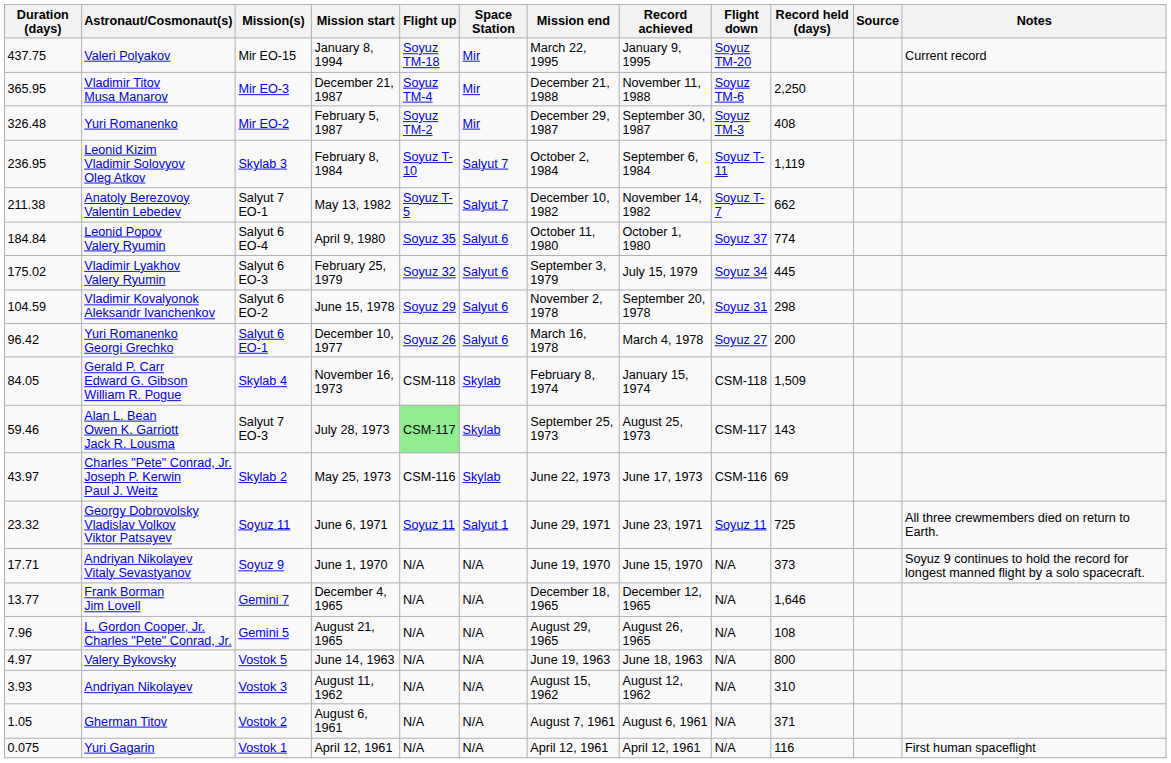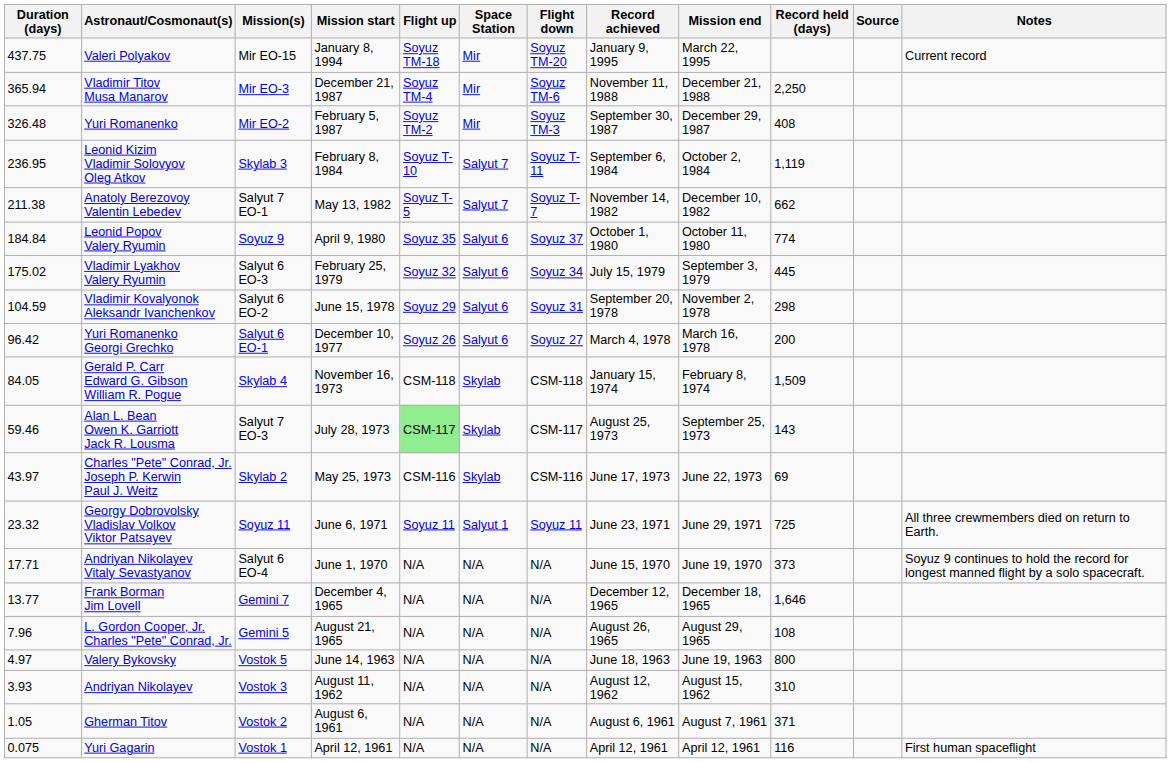columns swapped: (741, 21) <-> (573, 21)
(27, 89) 365.95 -> (27, 89) 365.94
(261, 238) Salyut 6 EO-4 -> (261, 238) Soyuz 9
(261, 565) Soyuz 9 -> (261, 565) Salyut 6 EO-4
